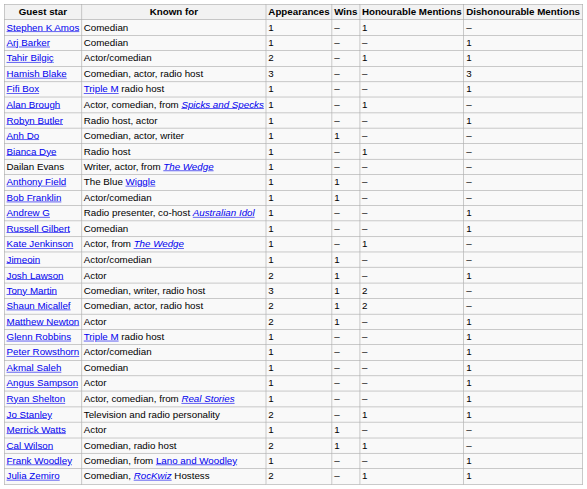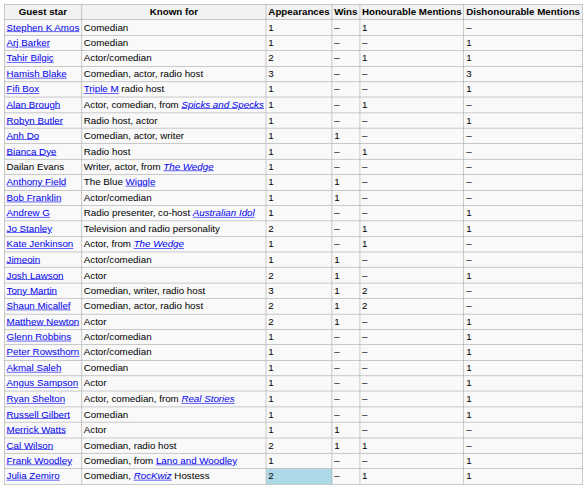rows swapped: (38, 228) <-> (29, 414)
(124, 337) Triple M radio host -> (118, 337) Actor/comedian
(271, 476) no background -> (271, 476) lightblue background
